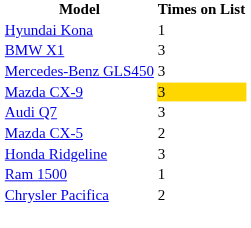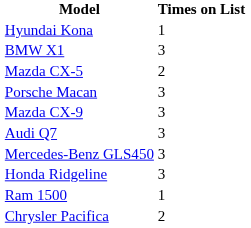rows swapped: (44, 133) <-> (79, 71)
+ row: (51, 92)
(161, 92) gold background -> (161, 112) no background
